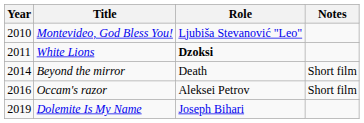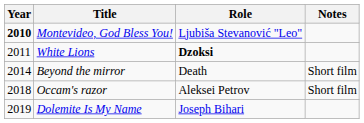(19, 33) normal -> (19, 33) bold
(19, 90) 2016 -> (19, 90) 2018
